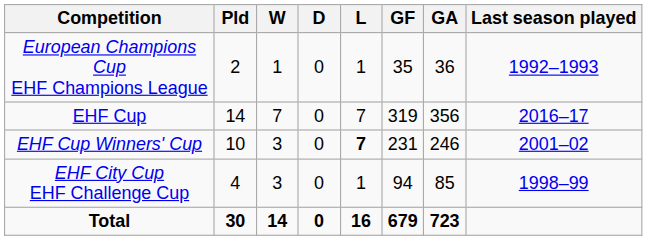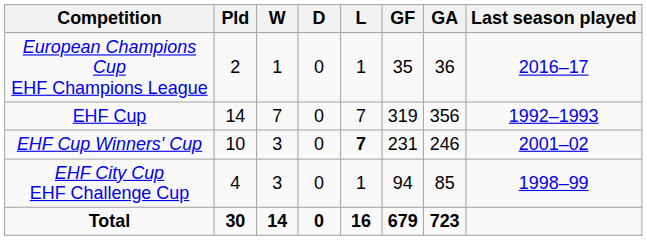(554, 67) 1992–1993 -> (554, 67) 2016–17
(554, 115) 2016–17 -> (554, 115) 1992–1993
